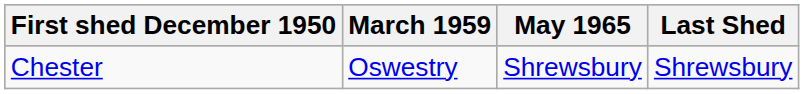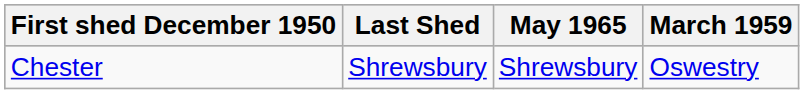columns swapped: (420, 25) <-> (723, 25)
